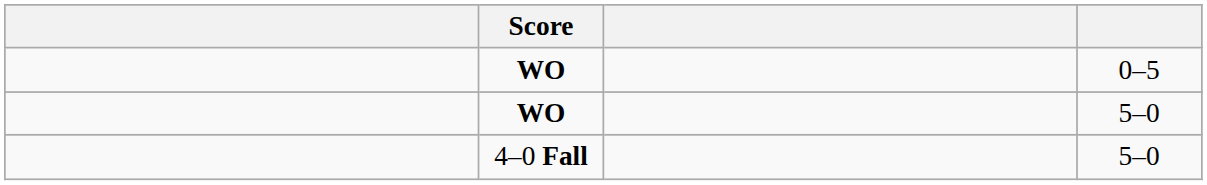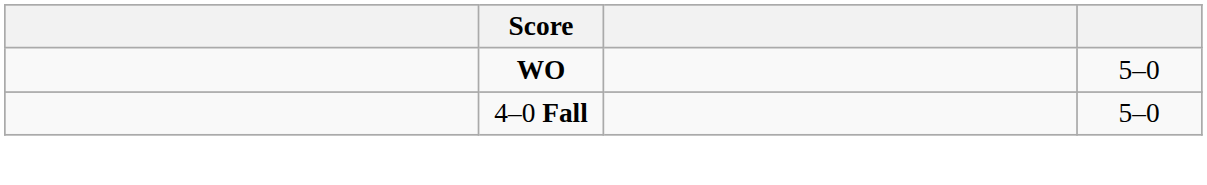- row: (541, 69)
